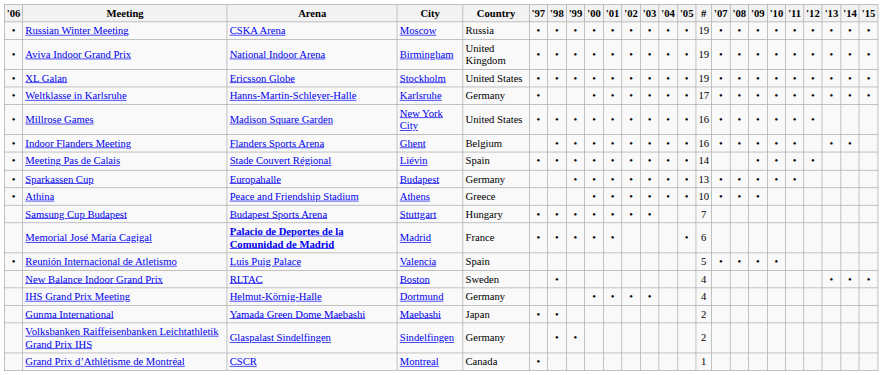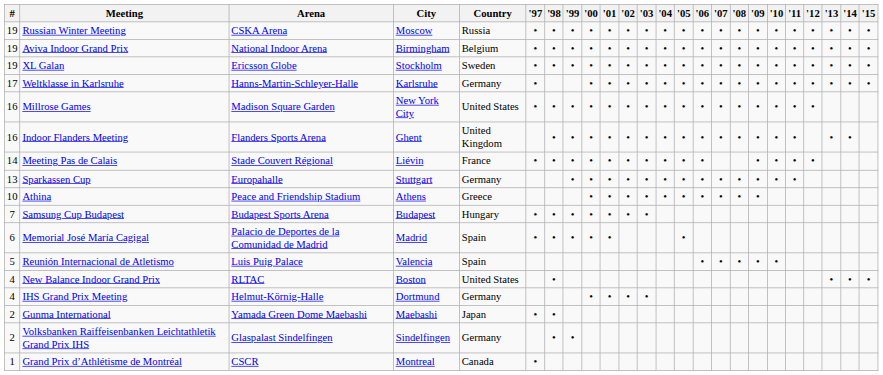columns swapped: (704, 13) <-> (14, 13)
(486, 54) United Kingdom -> (480, 48) Belgium
(494, 78) United States -> (479, 66) Sweden
(484, 143) Belgium -> (482, 137) United Kingdom
(478, 161) Spain -> (476, 161) France
(420, 179) Budapest -> (414, 179) Stuttgart
(418, 214) Stuttgart -> (416, 214) Budapest
(287, 237) bold -> (285, 237) normal
(480, 237) France -> (474, 237) Spain
(482, 279) Sweden -> (490, 279) United States
